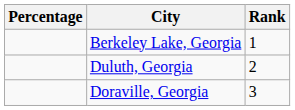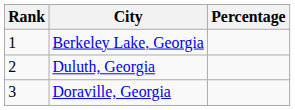columns swapped: (267, 17) <-> (45, 17)
